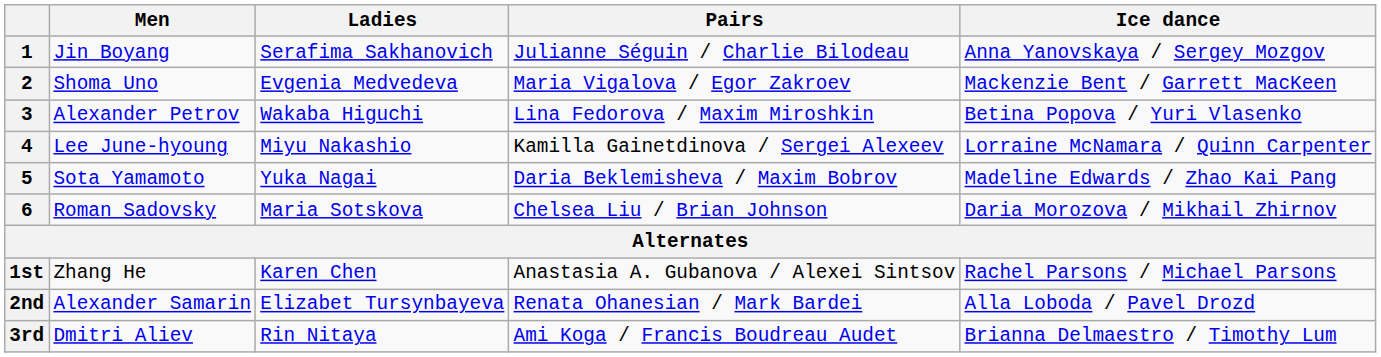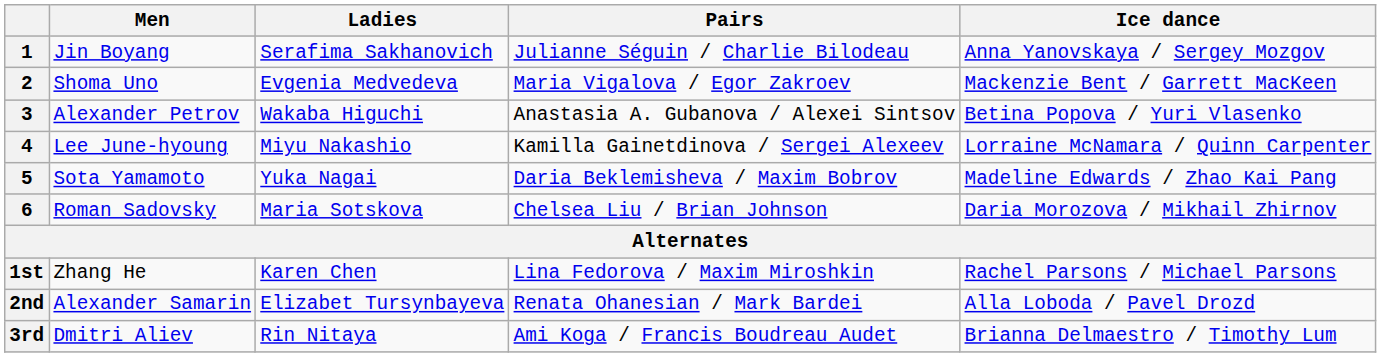(694, 115) Lina Fedorova / Maxim Miroshkin -> (734, 115) Anastasia A. Gubanova / Alexei Sintsov
(734, 273) Anastasia A. Gubanova / Alexei Sintsov -> (694, 273) Lina Fedorova / Maxim Miroshkin
